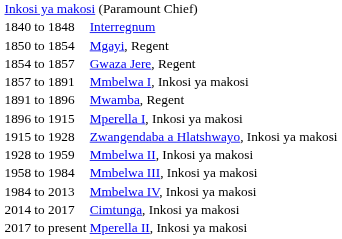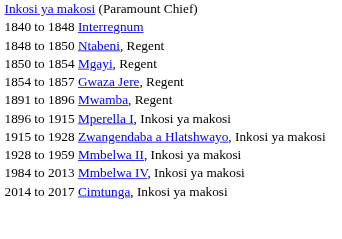+ row: (40, 45)
- row: (40, 82)
- row: (40, 173)
- row: (45, 228)
